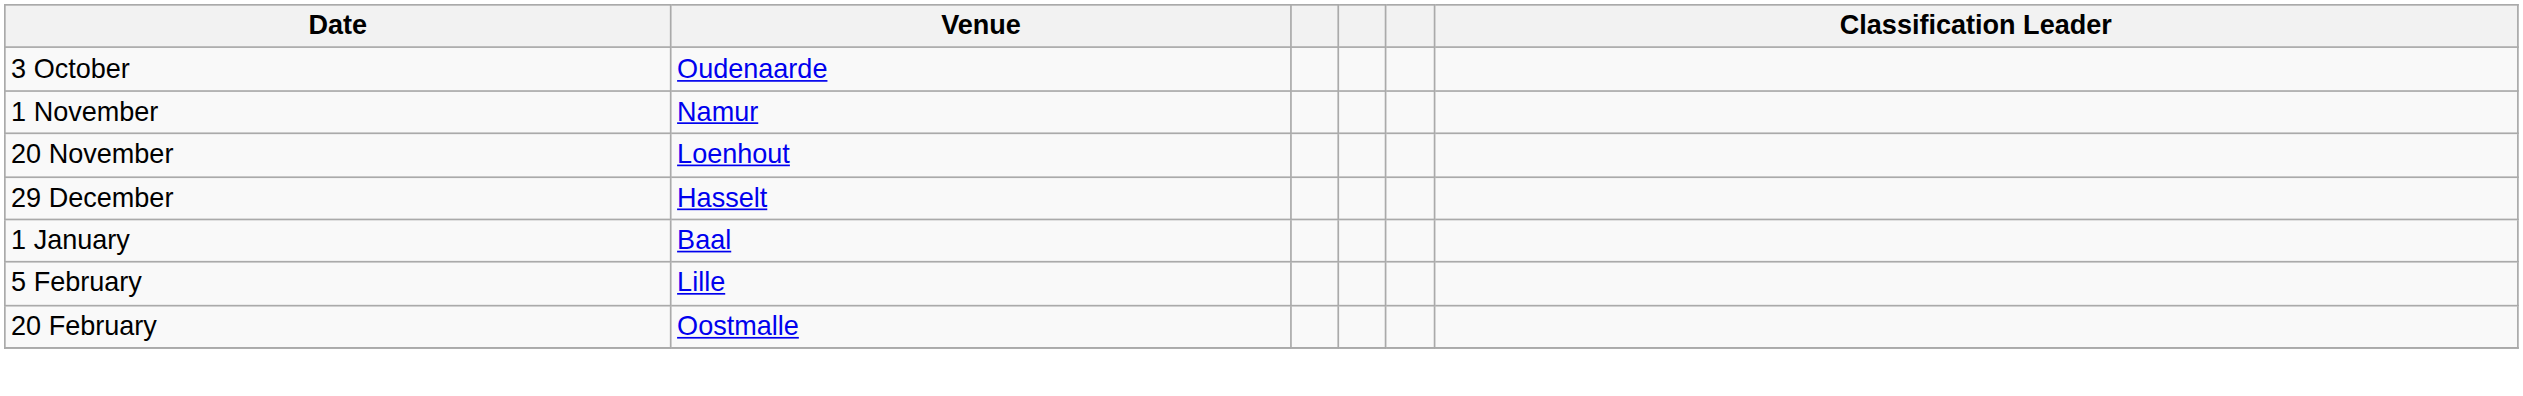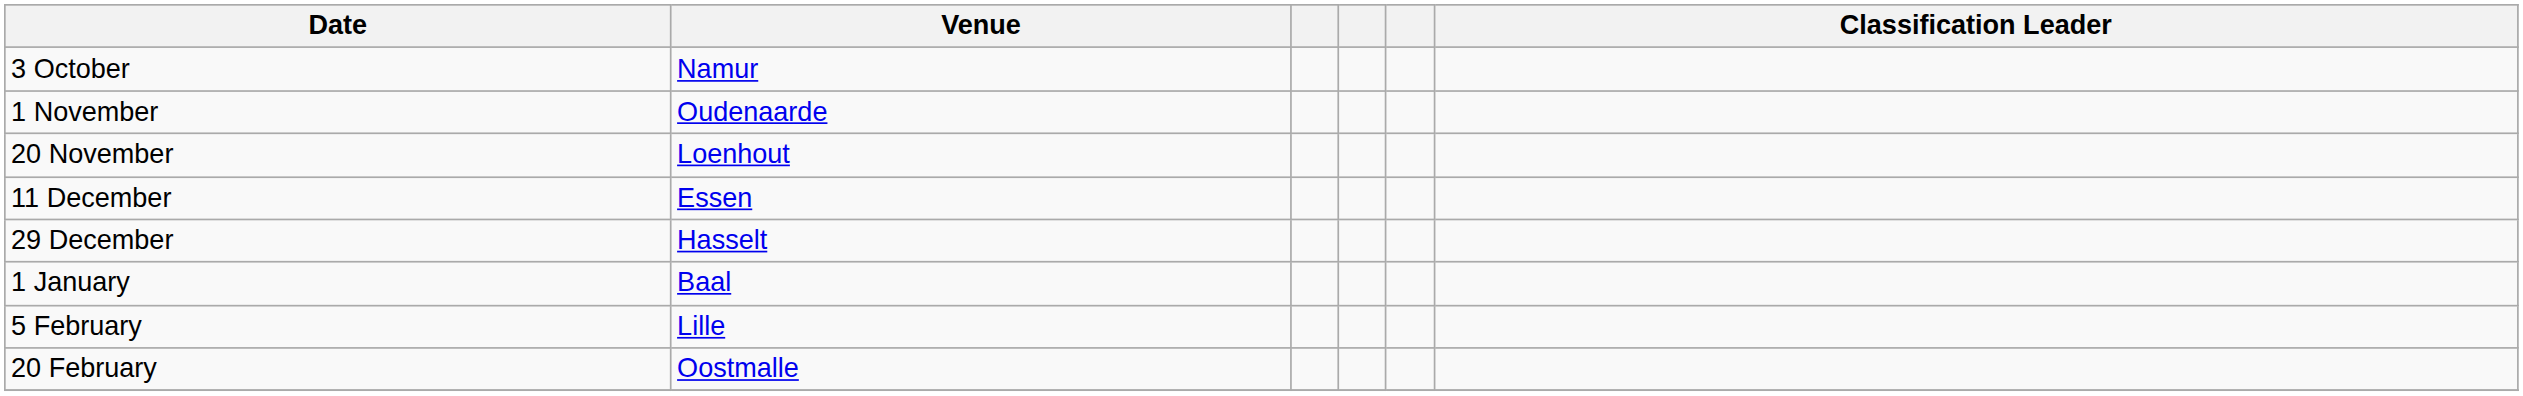(752, 68) Oudenaarde -> (718, 68) Namur
(718, 111) Namur -> (752, 111) Oudenaarde
+ row: (91, 197)
